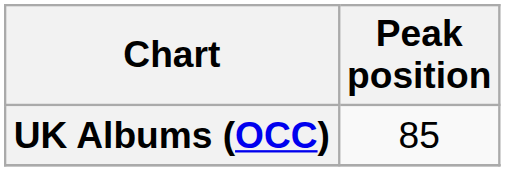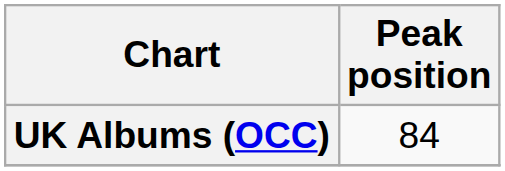(419, 134) 85 -> (419, 134) 84
